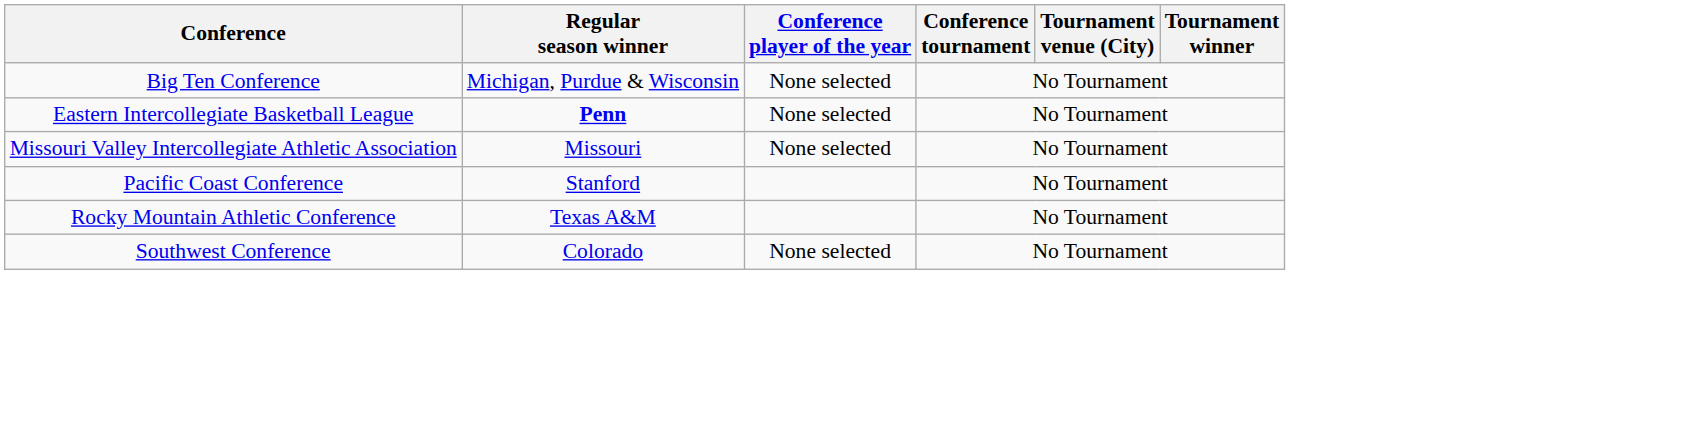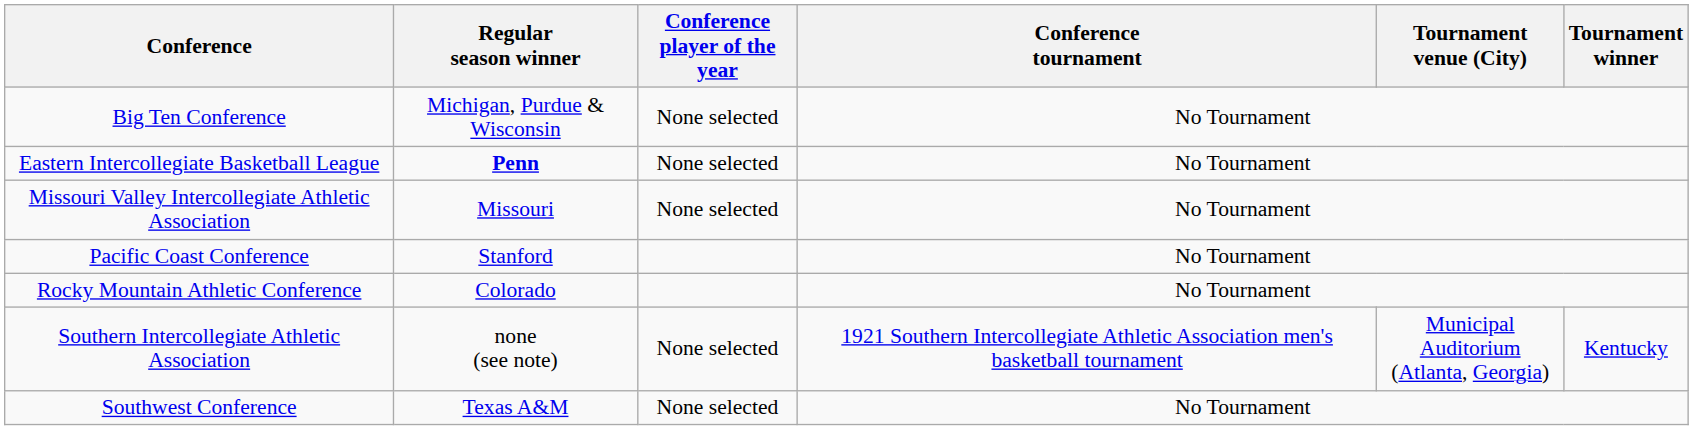(603, 217) Texas A&M -> (516, 290) Colorado
+ row: (199, 348)
(603, 251) Colorado -> (516, 407) Texas A&M
